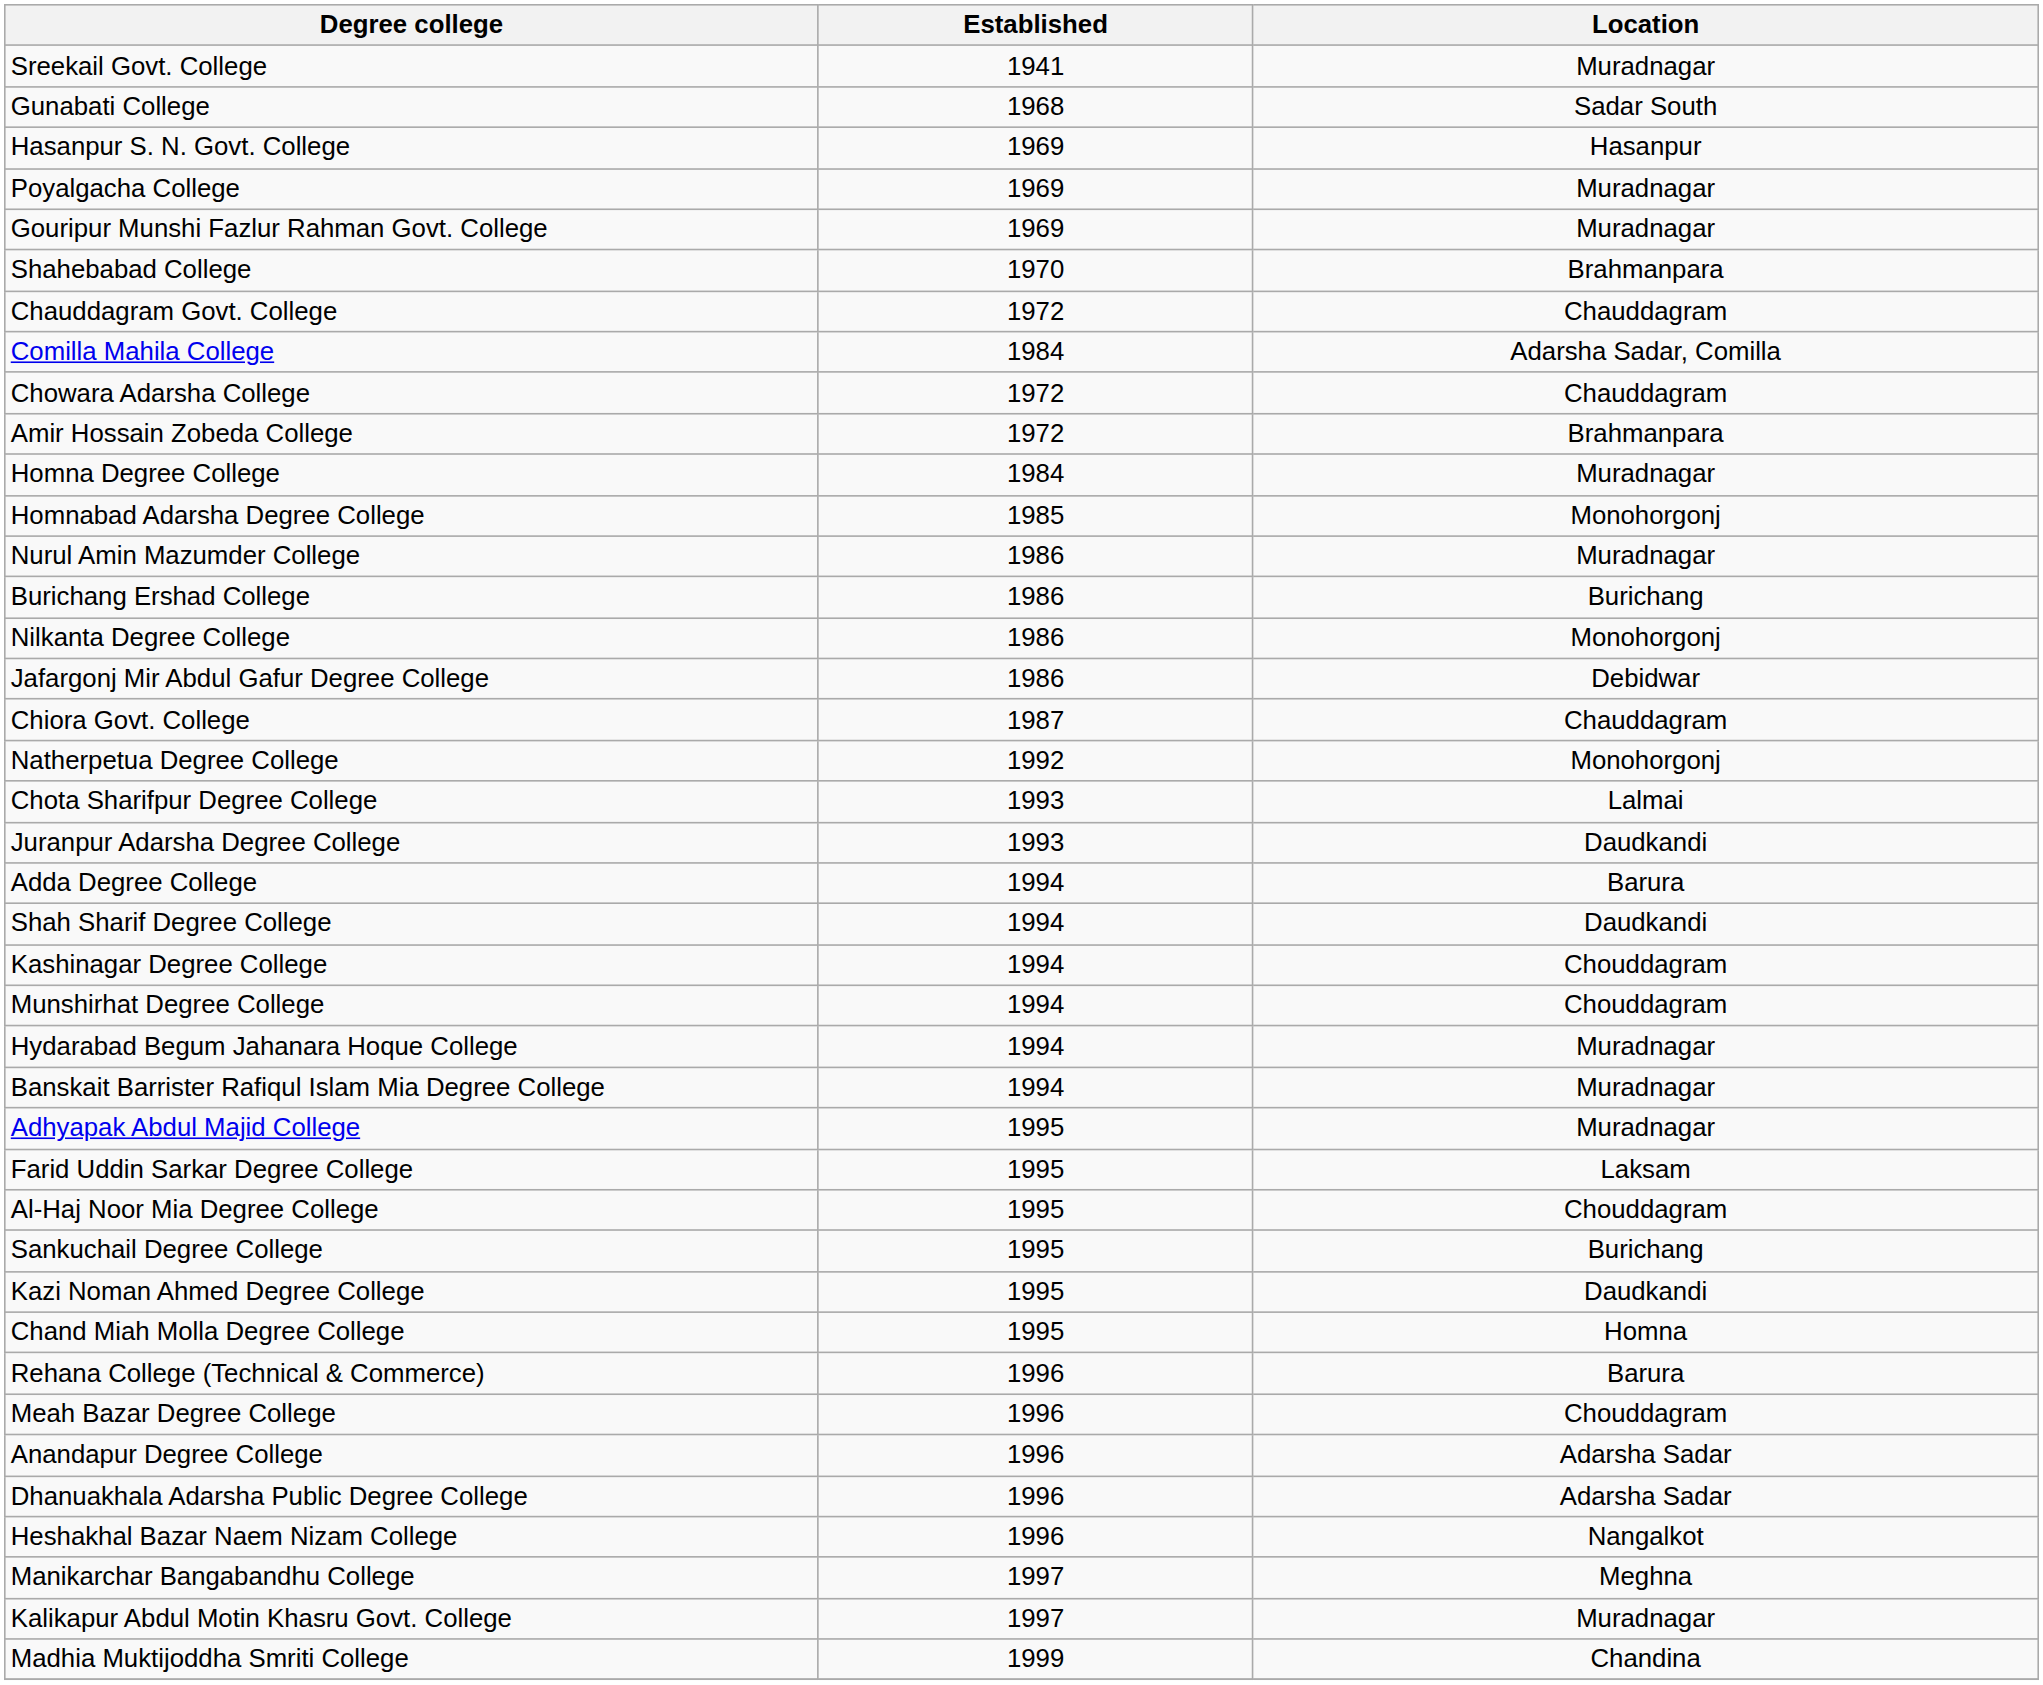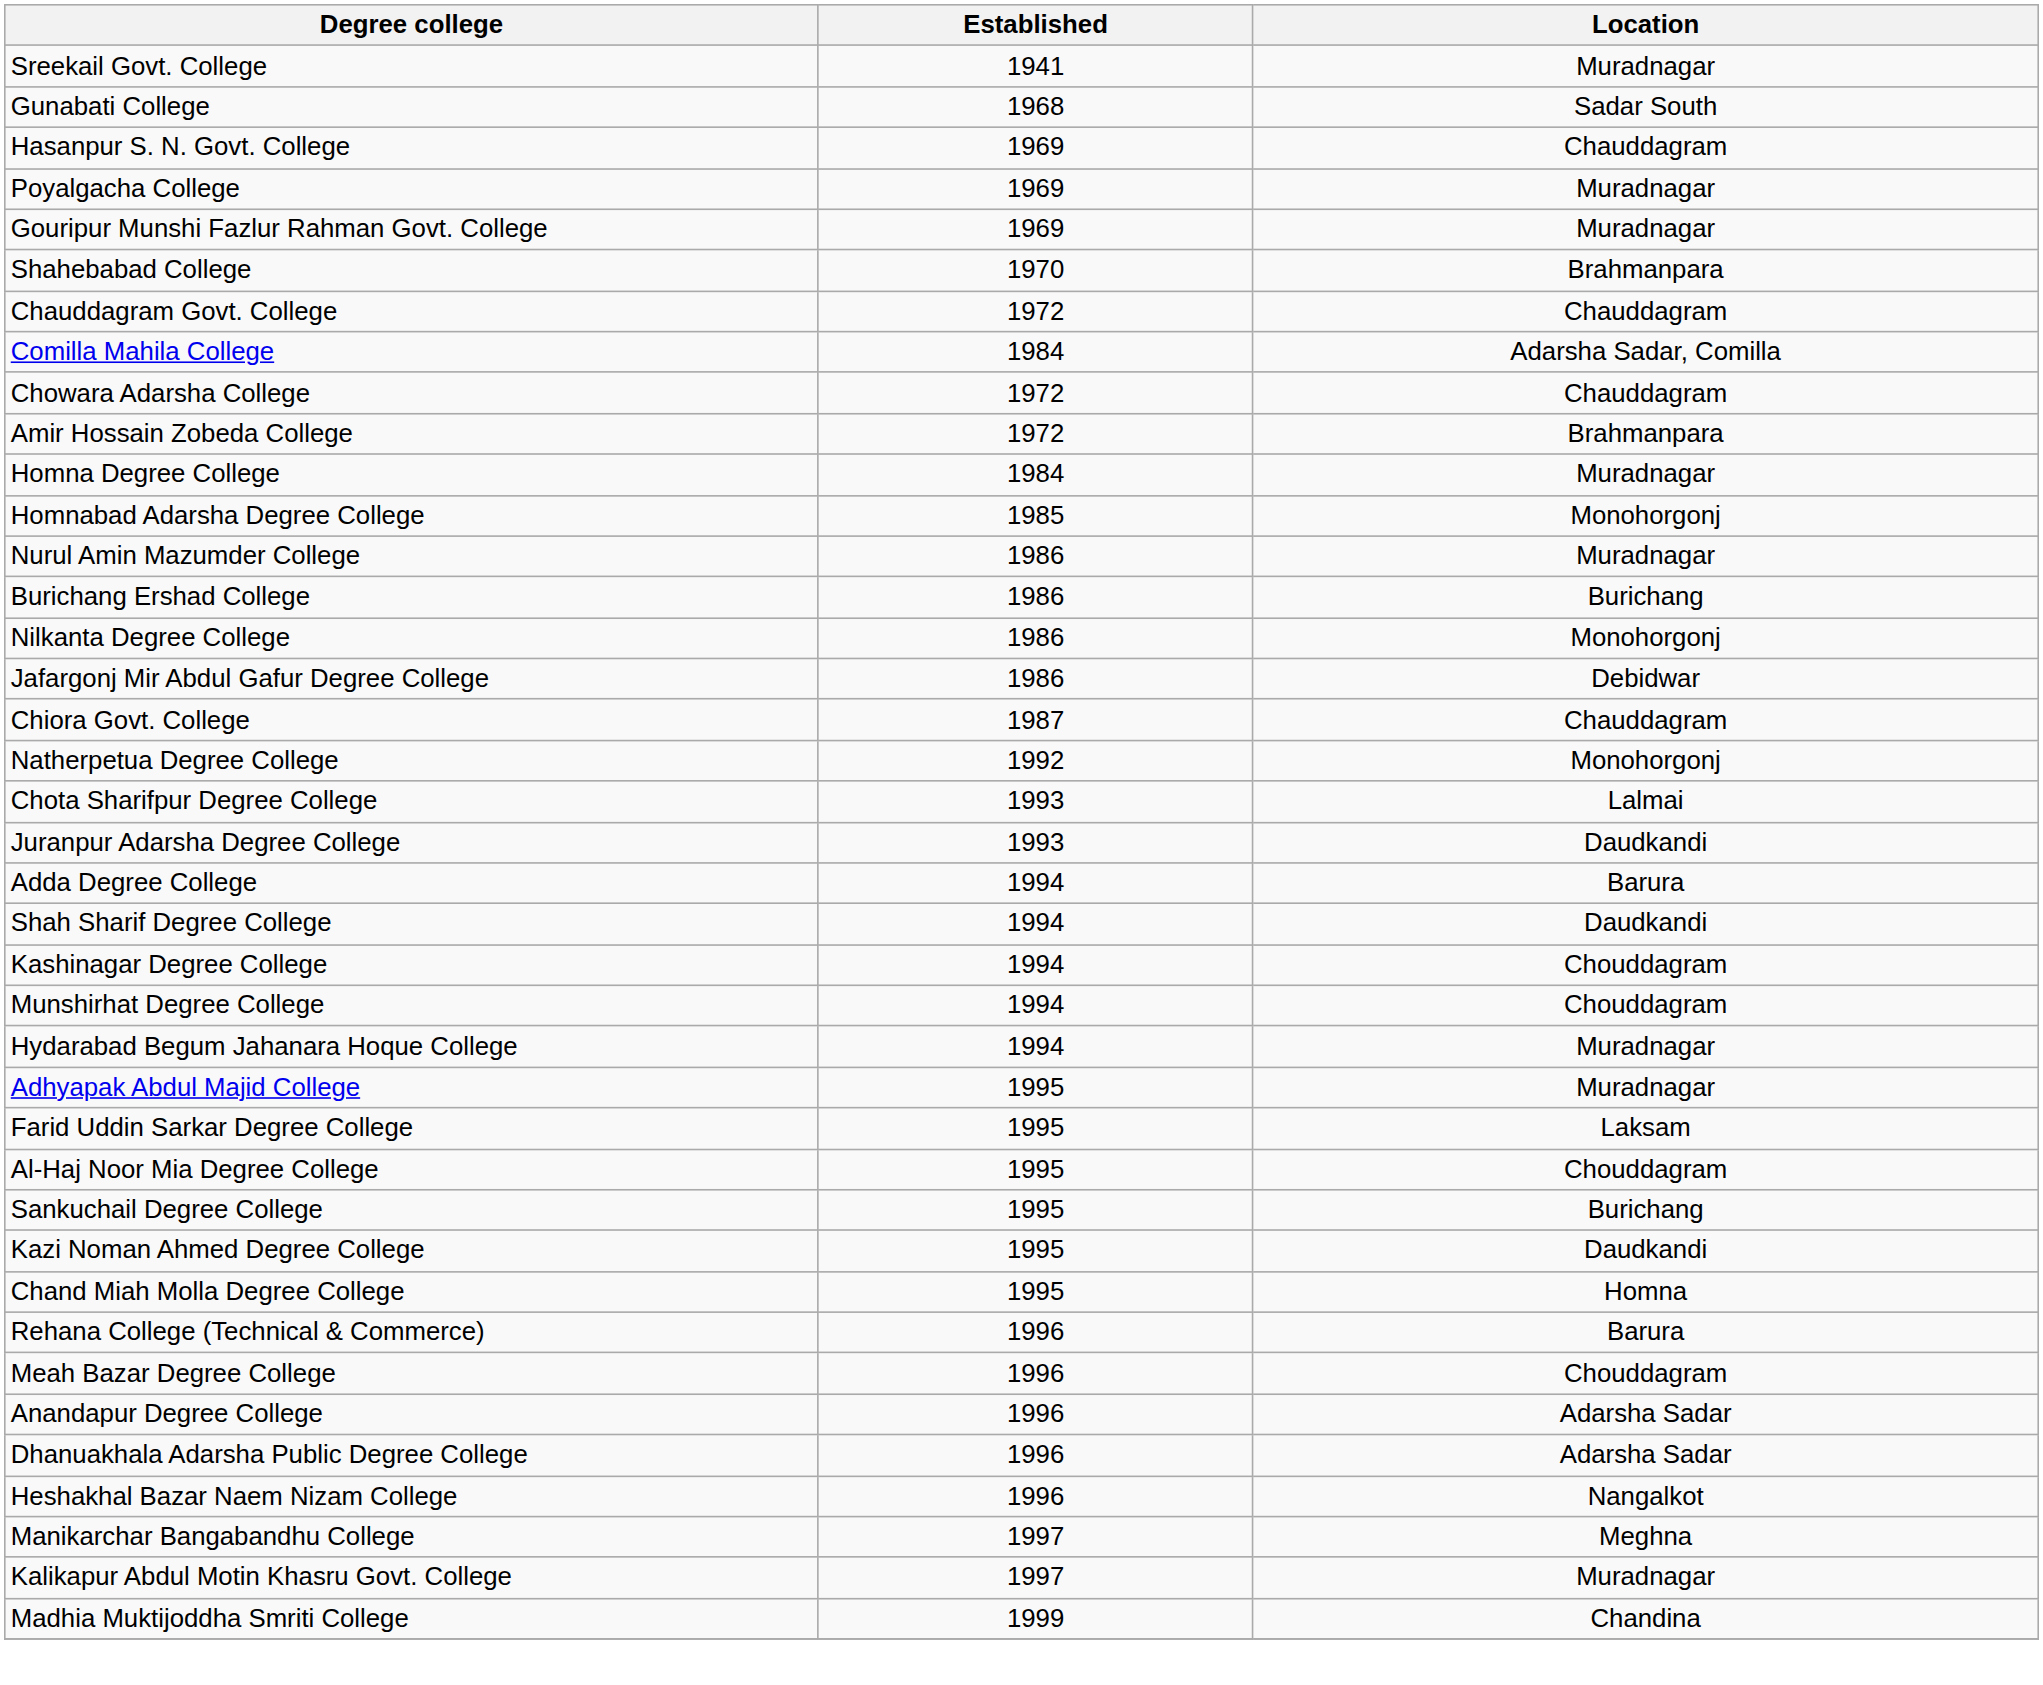(1646, 147) Hasanpur -> (1646, 147) Chauddagram
- row: (308, 1087)
